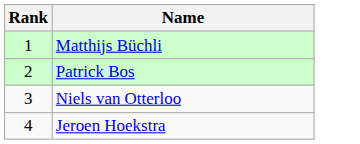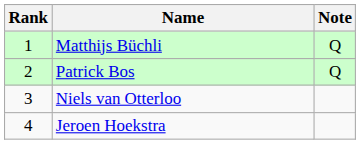+ column: (335, 17)
